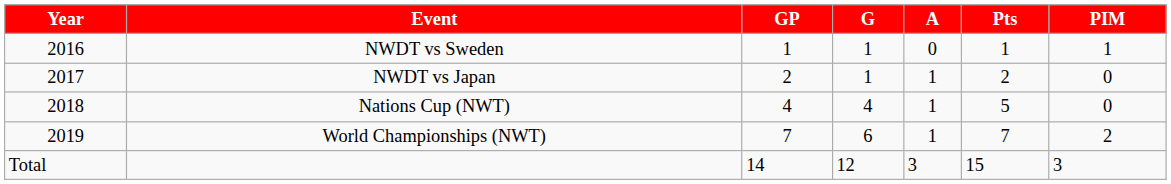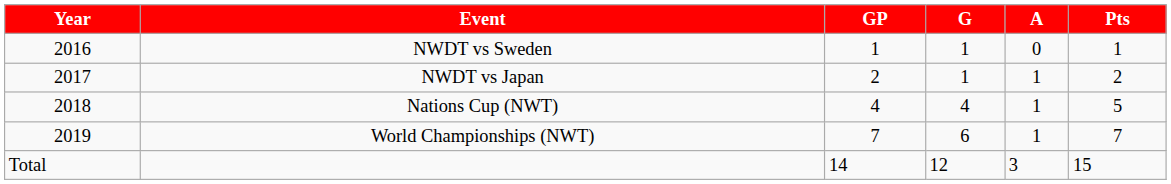- column: (1108, 19)
